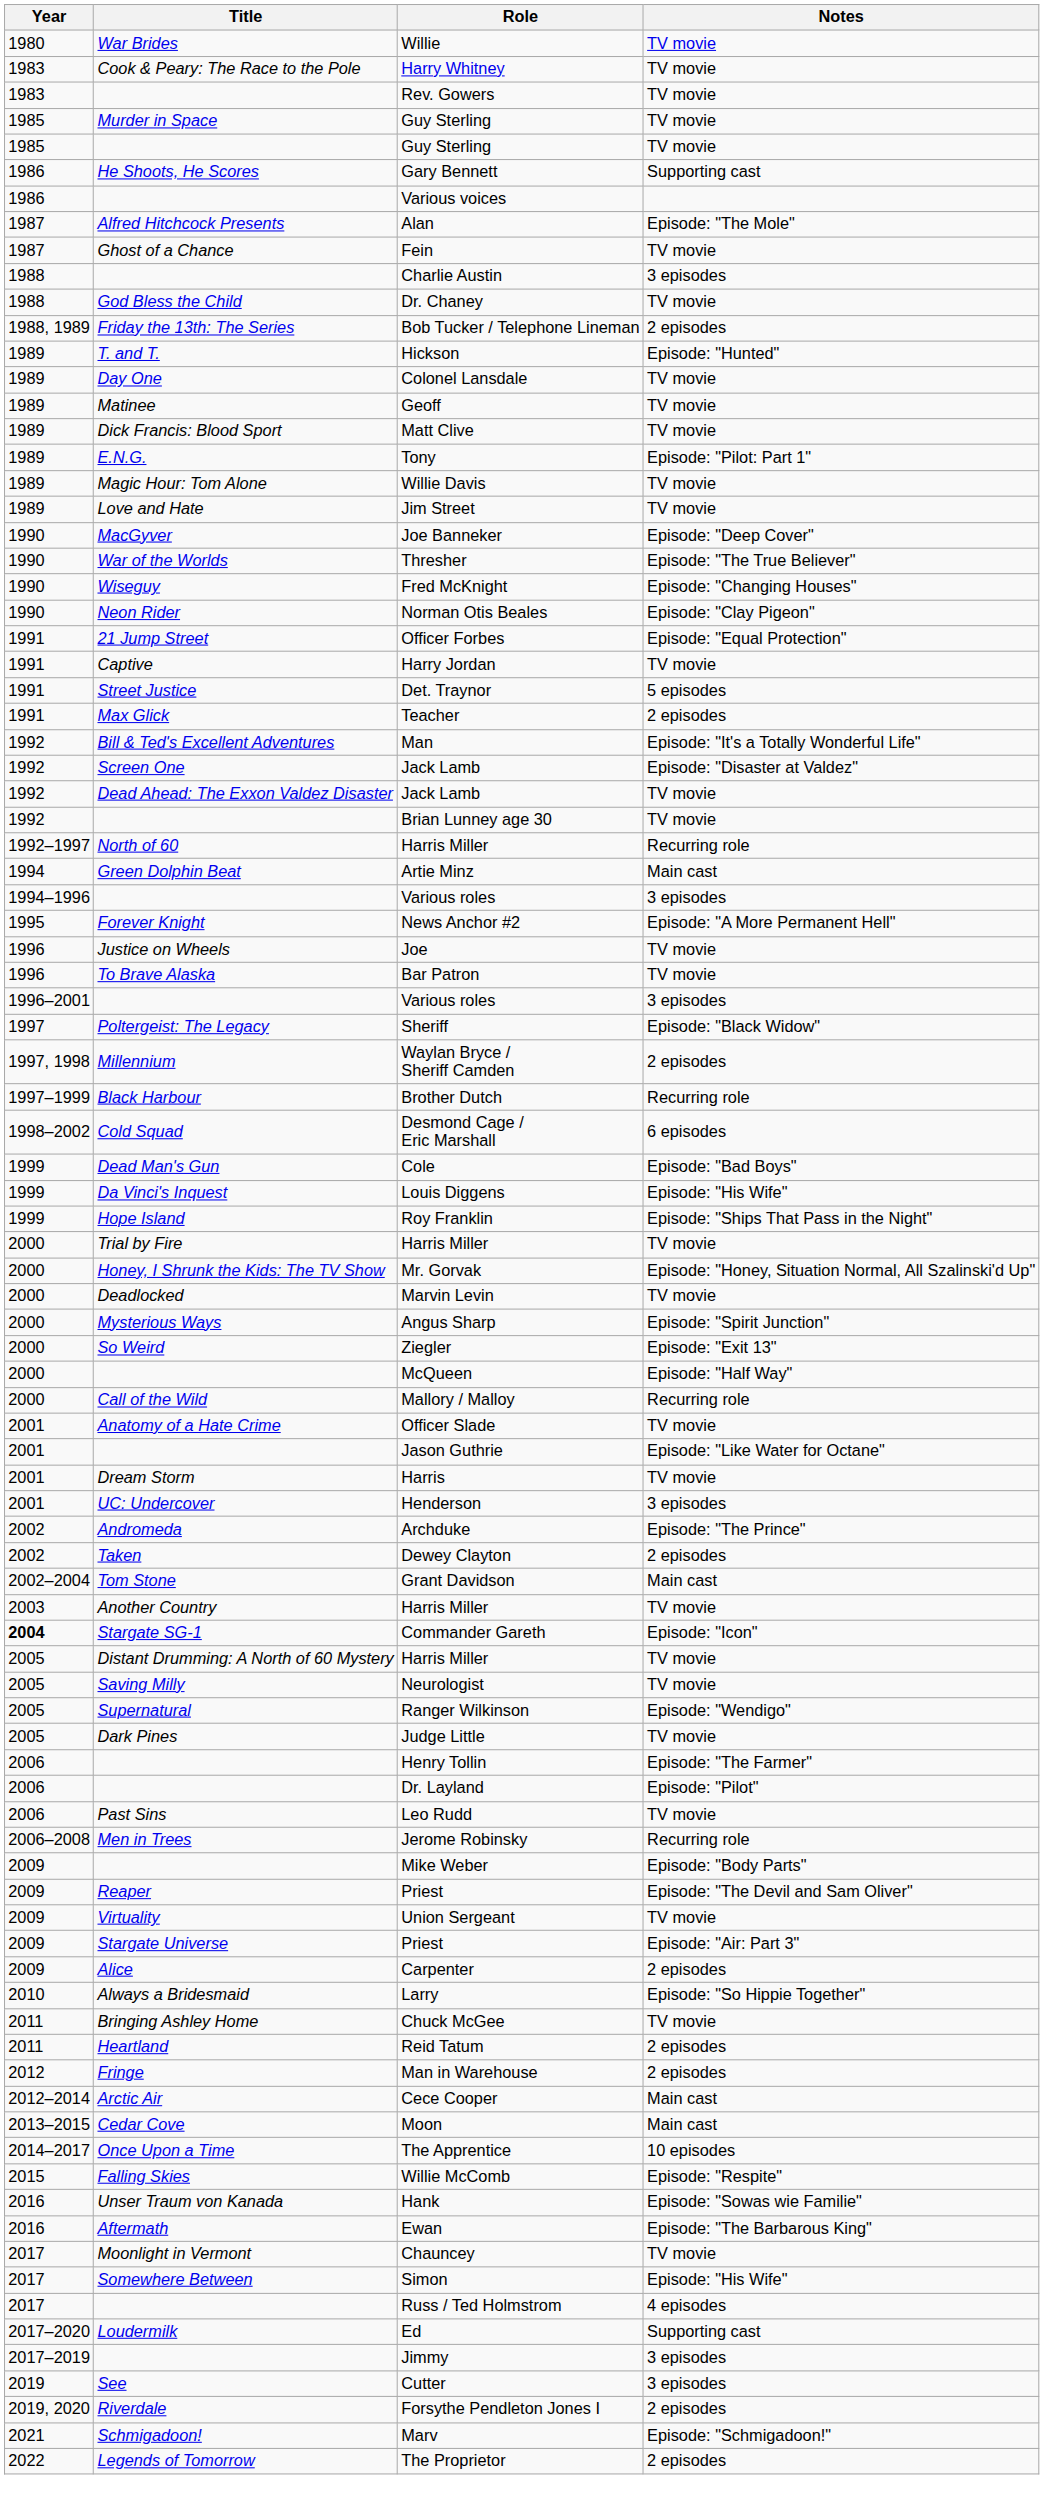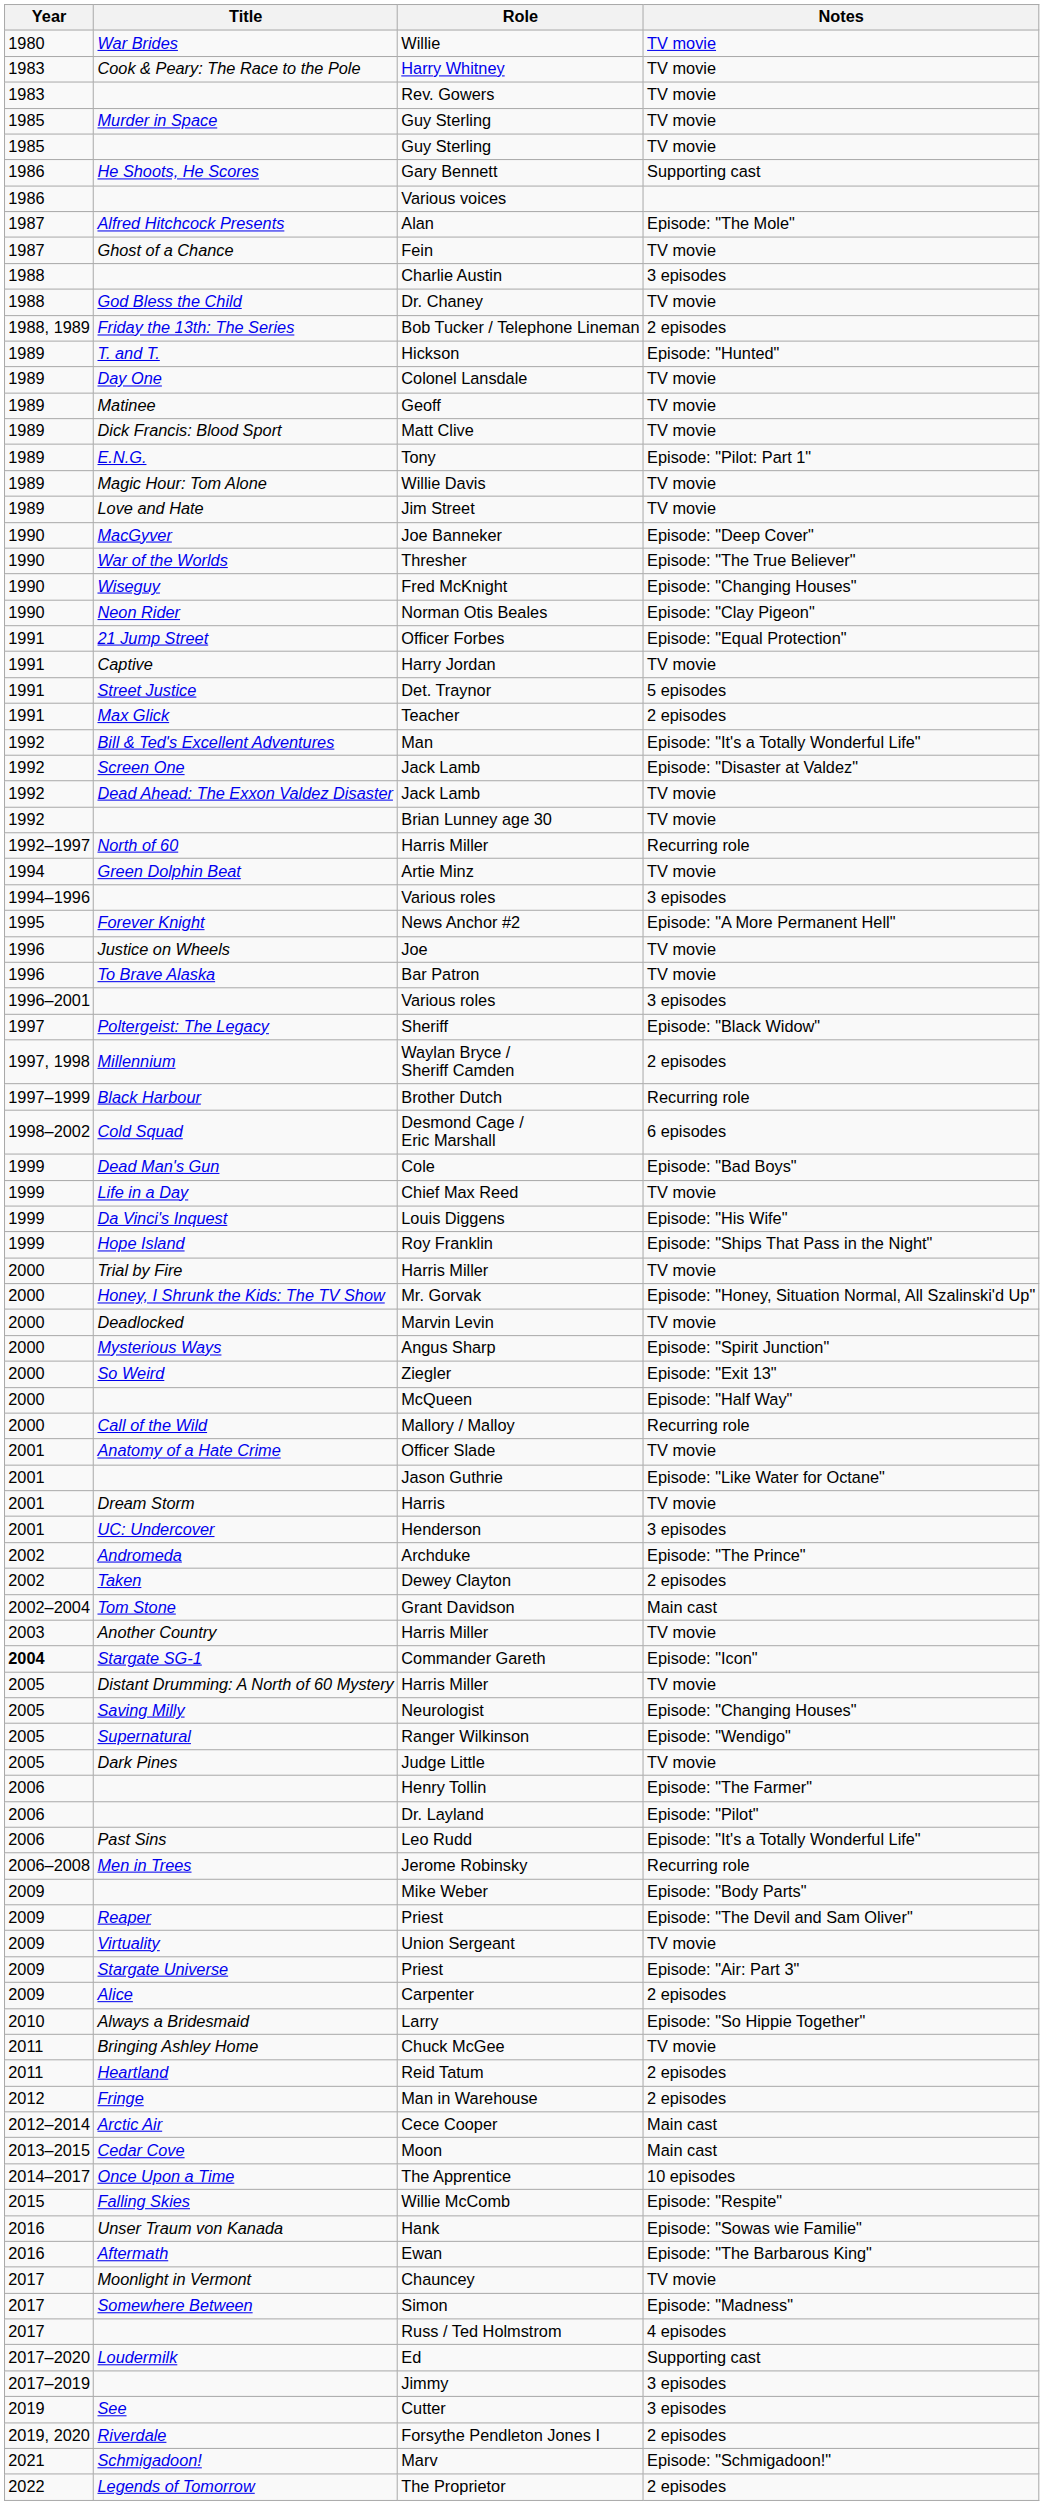(682, 871) Main cast -> (682, 871) TV movie
+ row: (143, 1192)
(682, 1684) TV movie -> (752, 1710) Episode: "Changing Houses"
(682, 1814) TV movie -> (784, 1840) Episode: "It's a Totally Wonderful Life"
(717, 2280) Episode: "His Wife" -> (720, 2305) Episode: "Madness"
